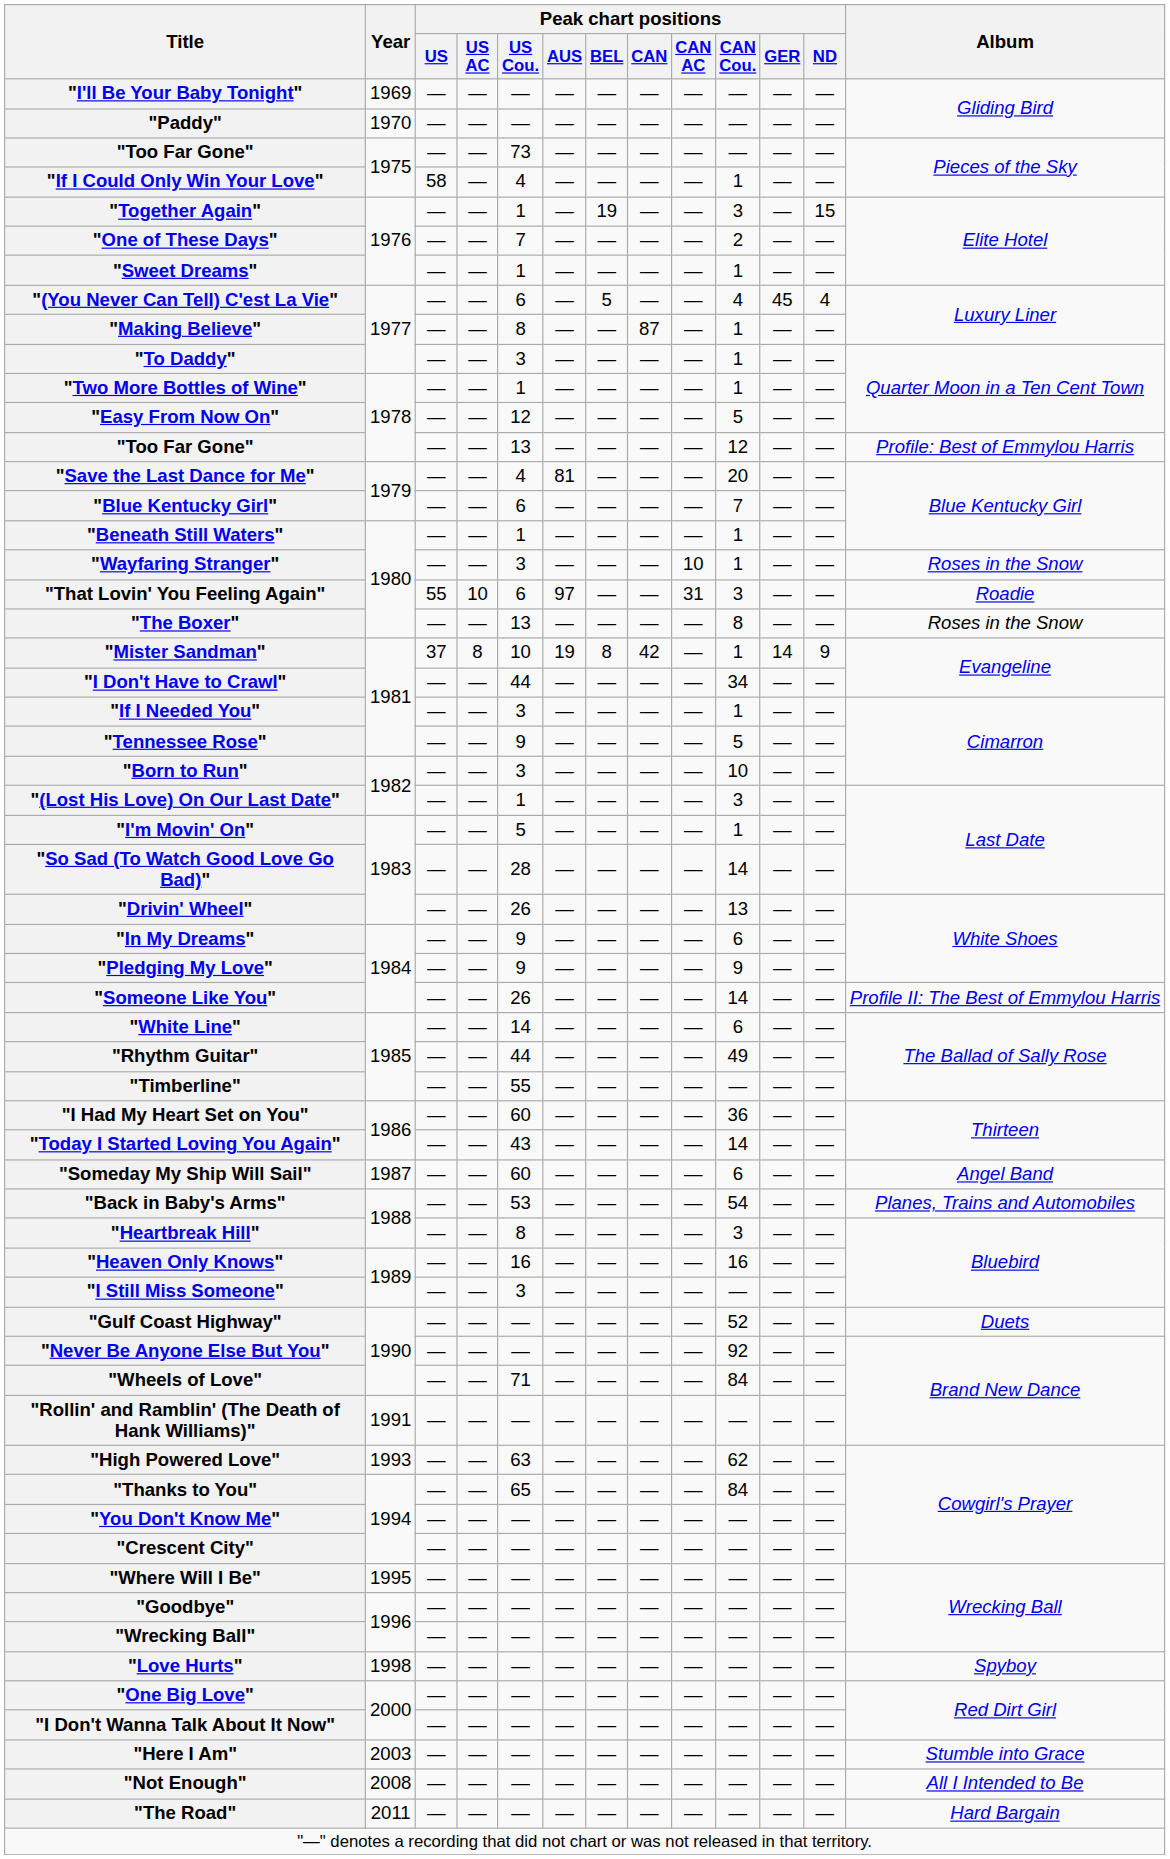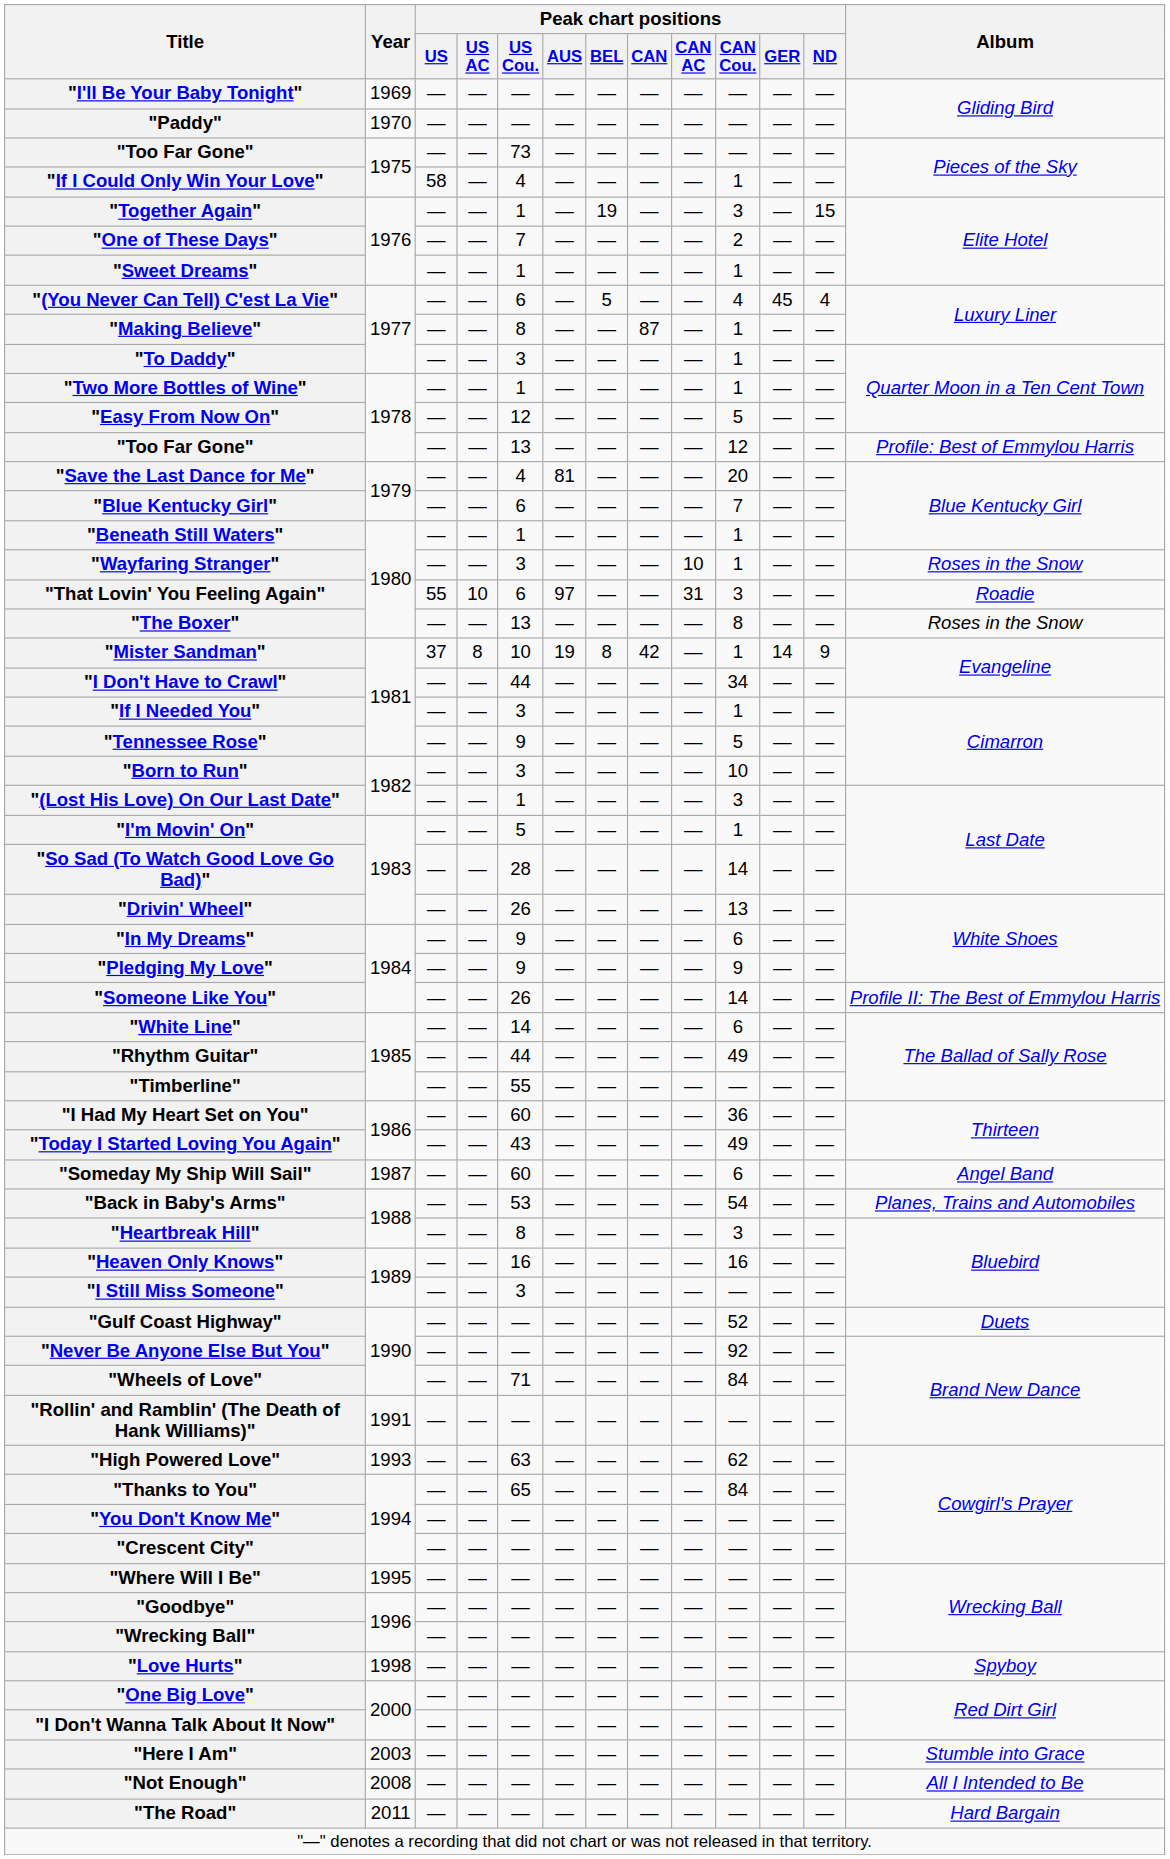(738, 1144) 14 -> (738, 1144) 49
